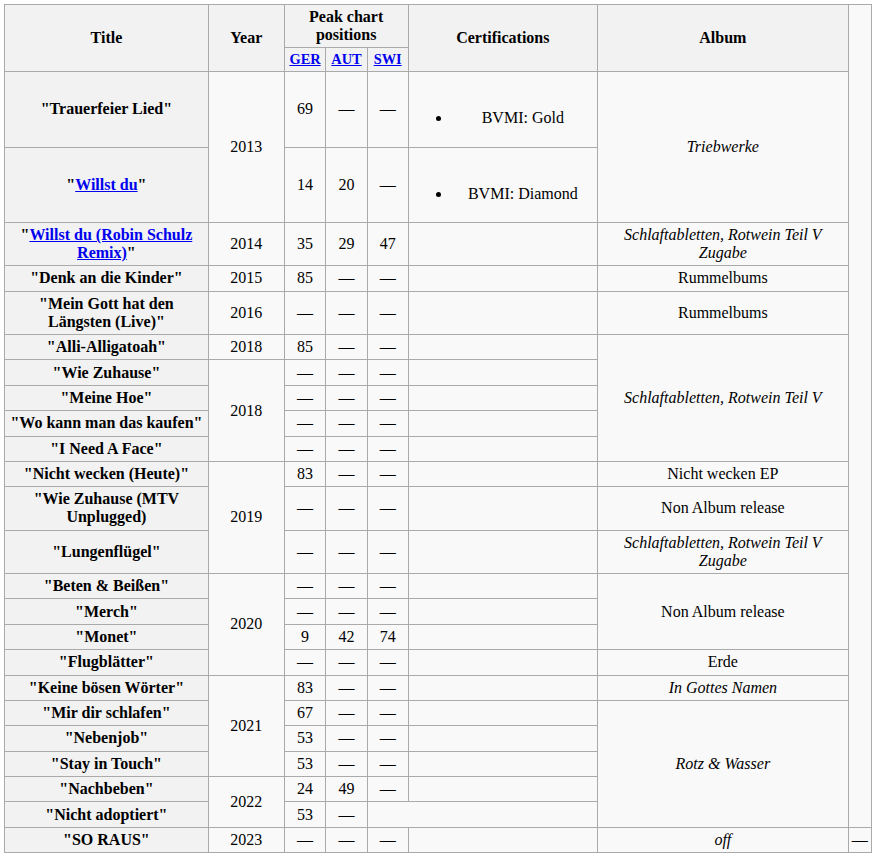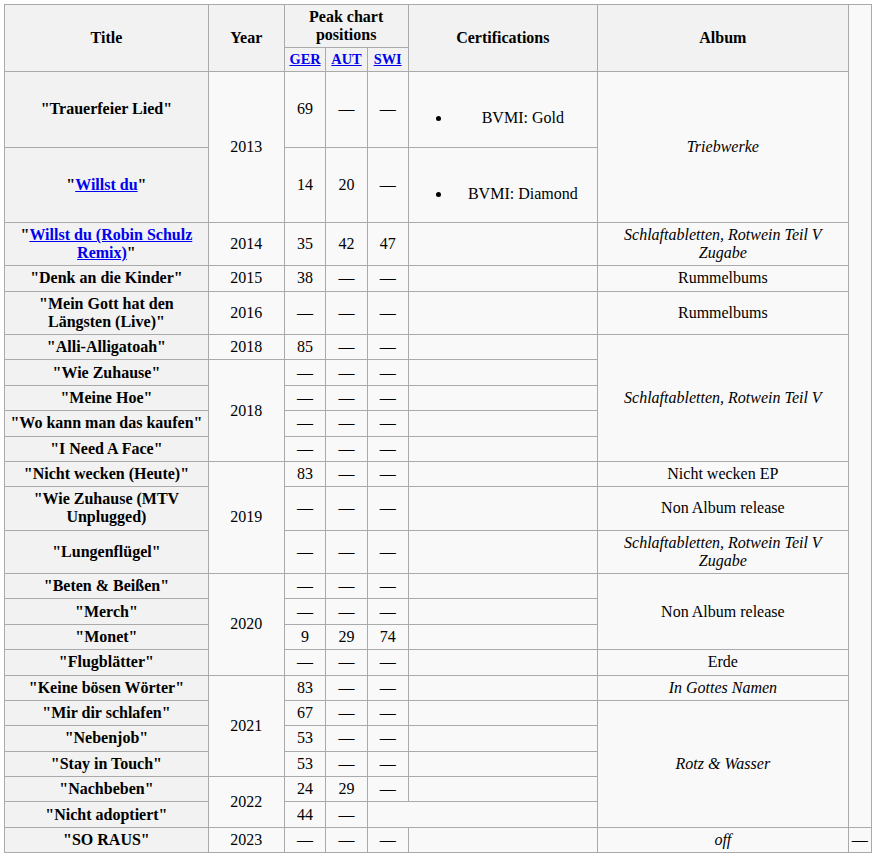(347, 244) 29 -> (347, 244) 42
(305, 278) 85 -> (305, 278) 38
(347, 636) 42 -> (347, 636) 29
(347, 789) 49 -> (347, 789) 29
(305, 814) 53 -> (305, 814) 44
